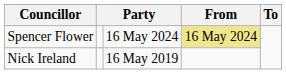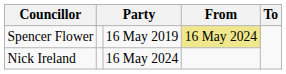(142, 36) 16 May 2024 -> (142, 36) 16 May 2019
(142, 58) 16 May 2019 -> (142, 58) 16 May 2024
